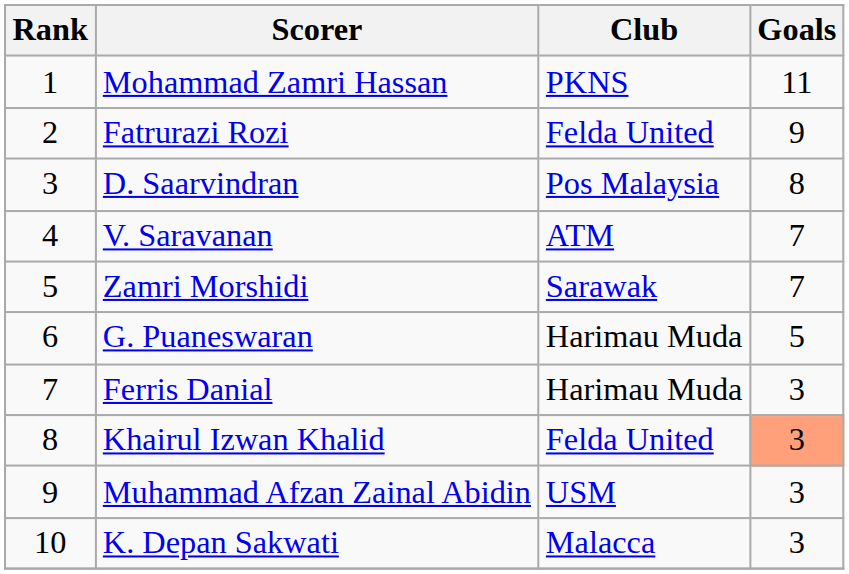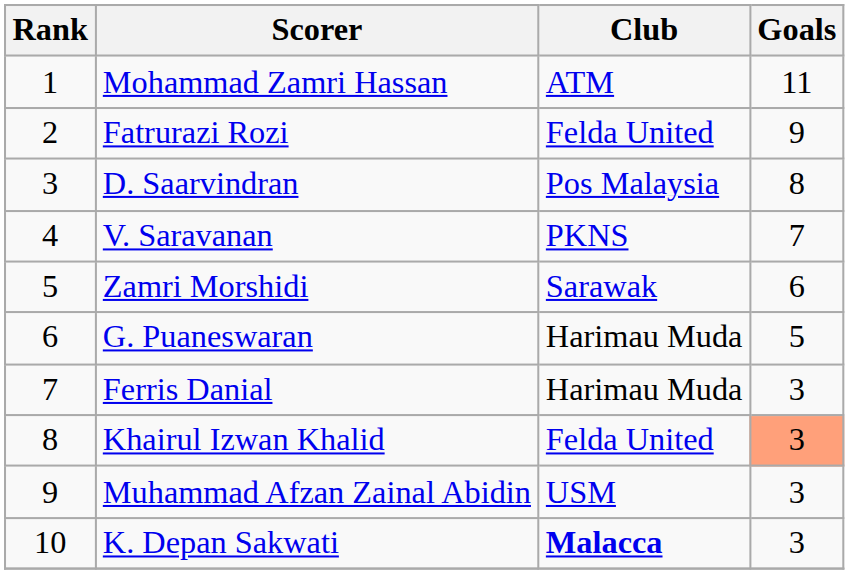(587, 81) PKNS -> (580, 81) ATM
(580, 235) ATM -> (587, 235) PKNS
(797, 286) 7 -> (797, 286) 6
(601, 542) normal -> (604, 542) bold
